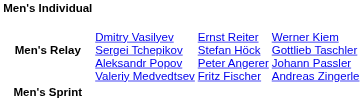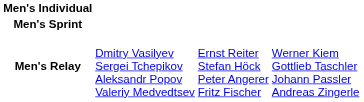rows swapped: (48, 92) <-> (48, 50)
